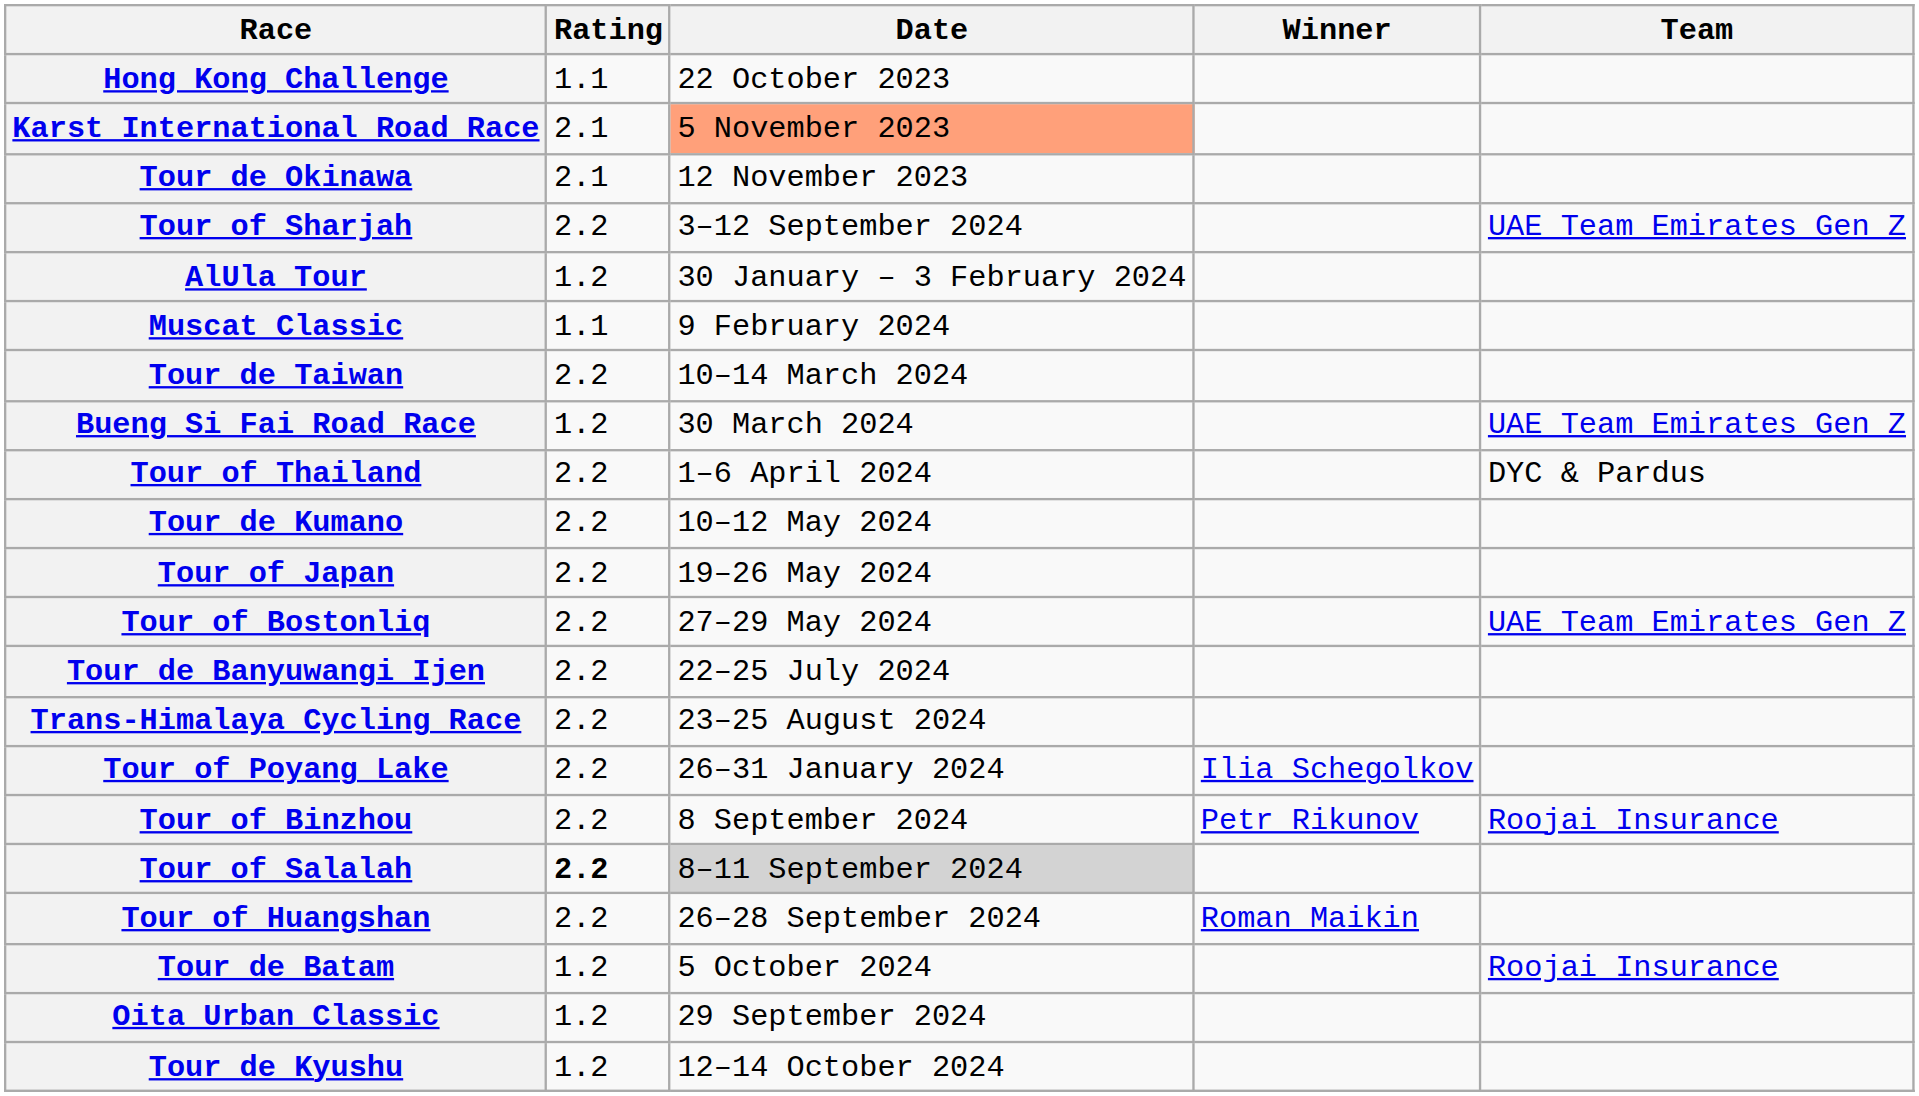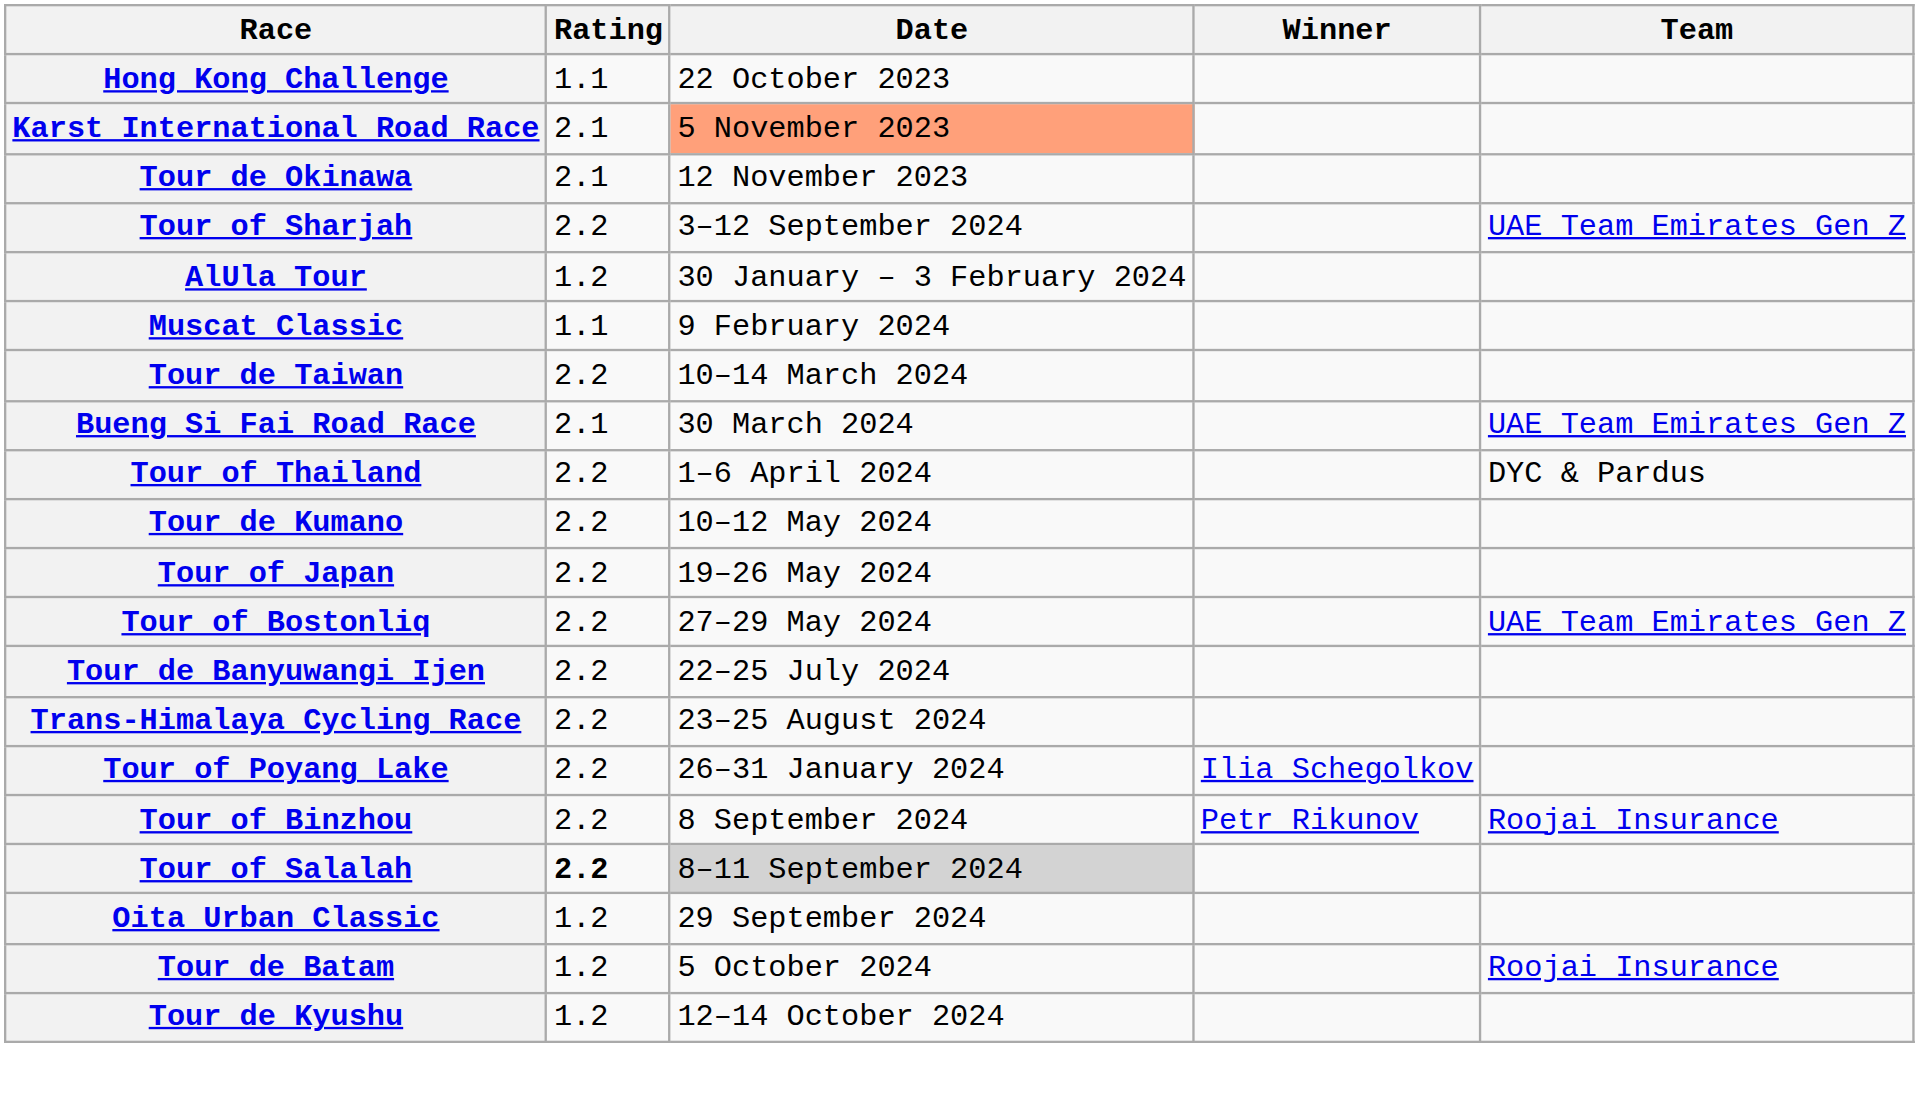(581, 425) 1.2 -> (581, 425) 2.1
- row: (276, 918)
rows swapped: (276, 1017) <-> (276, 968)
